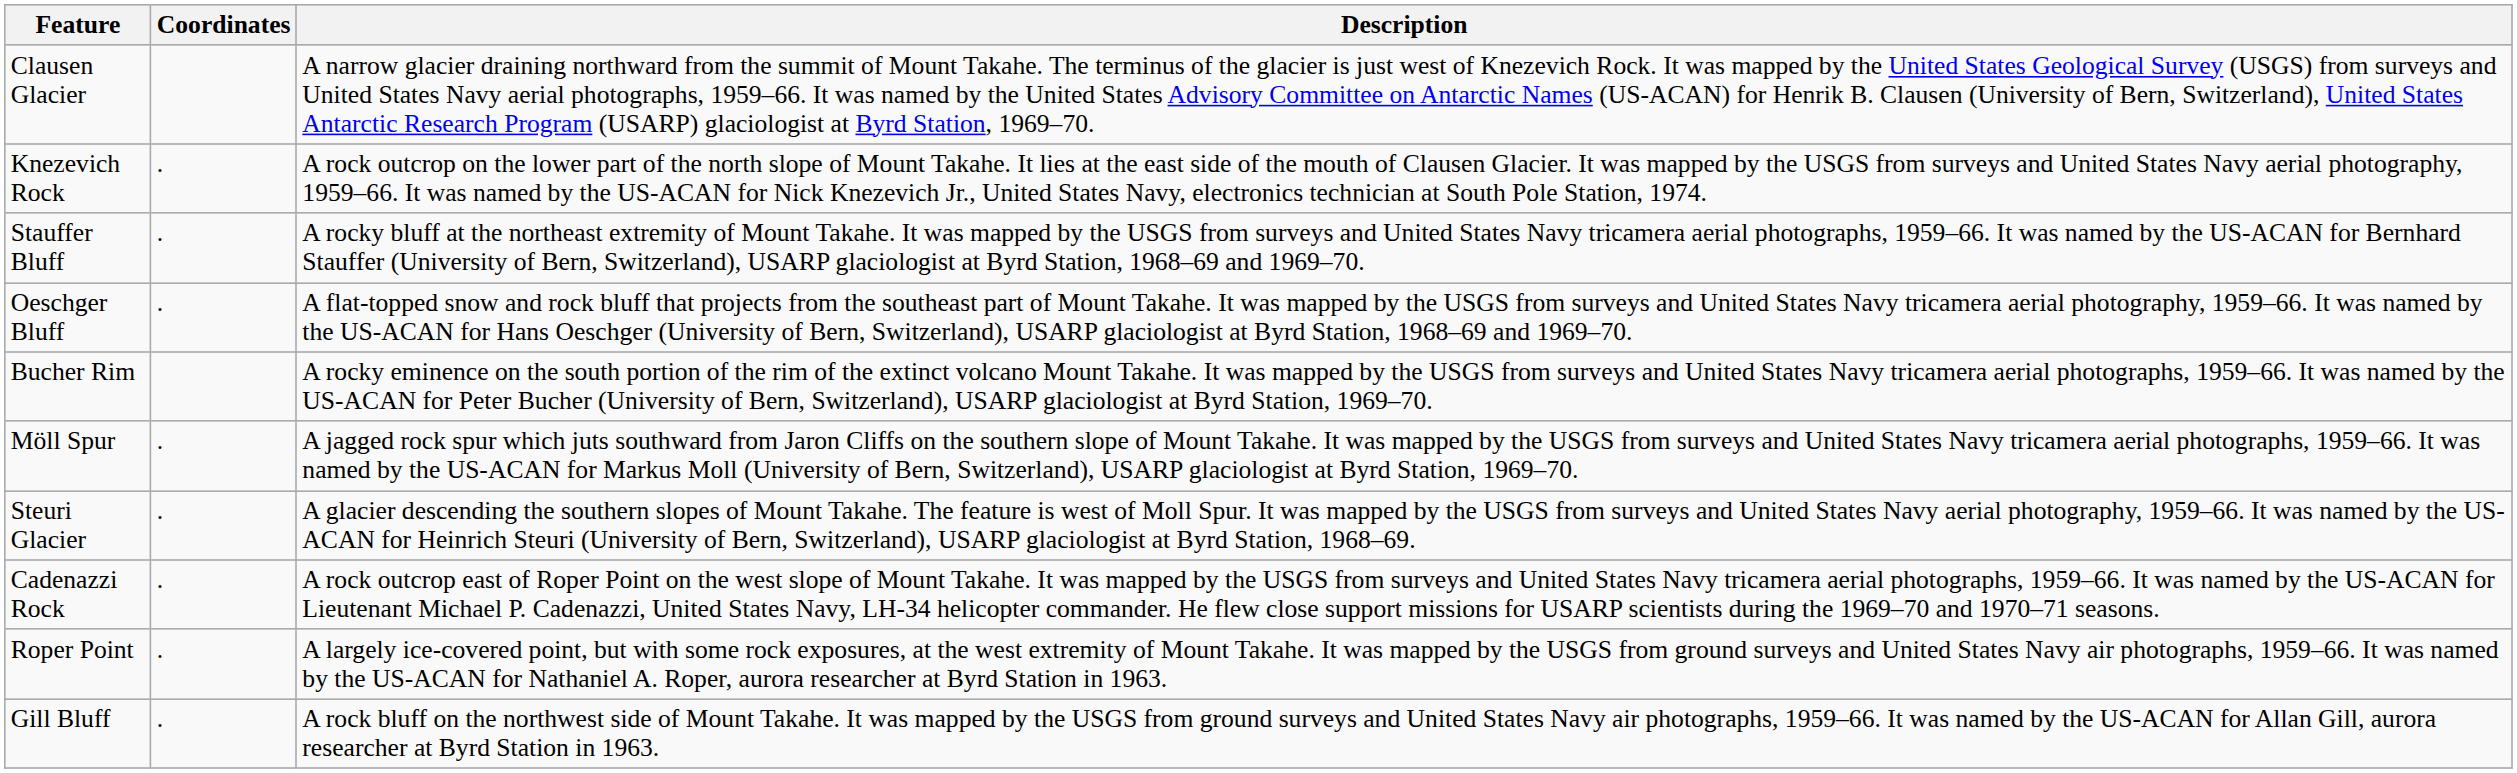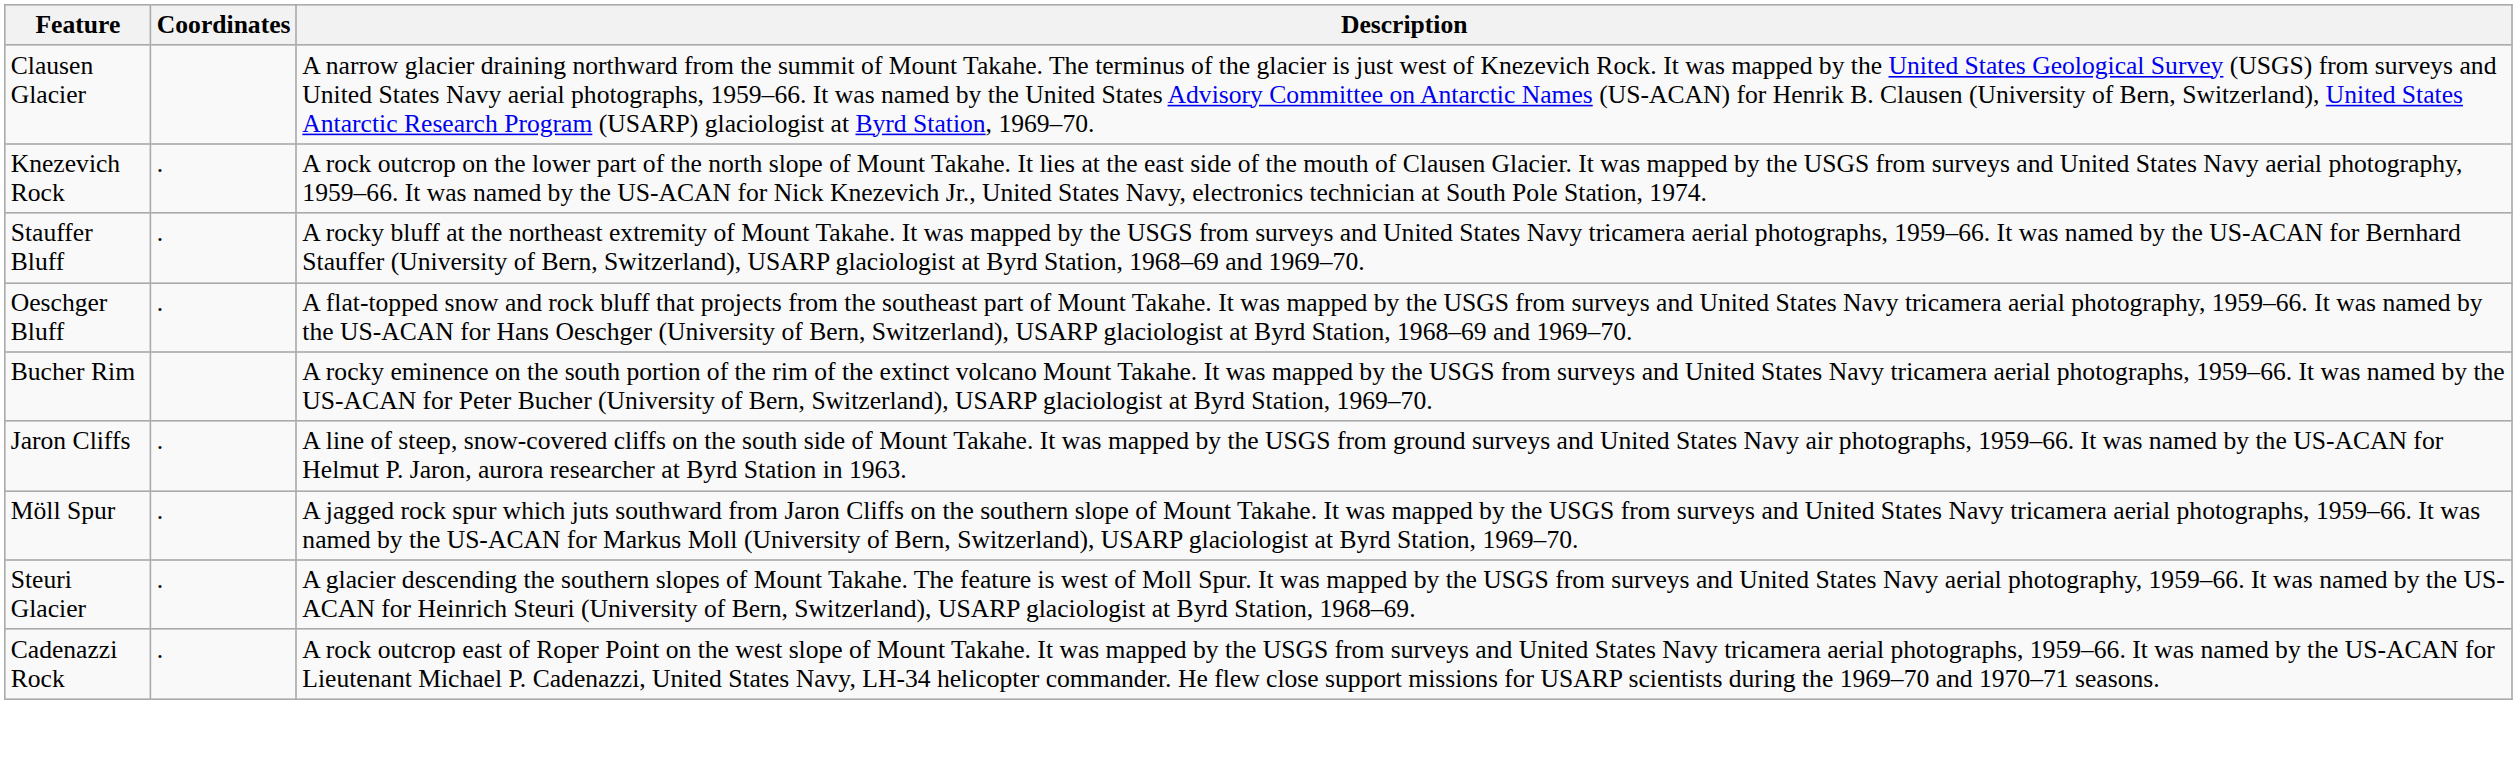+ row: (71, 441)
- row: (72, 649)
- row: (61, 718)
